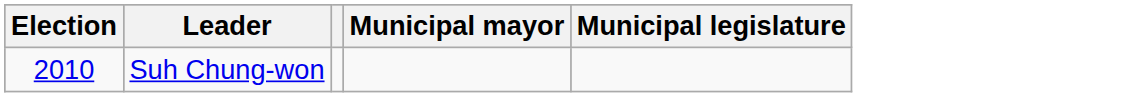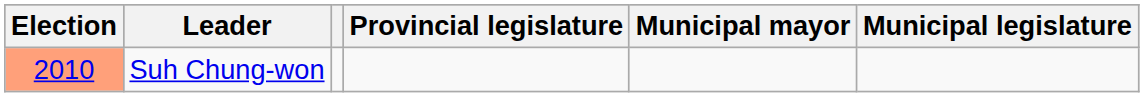+ column: (486, 26)
(64, 69) no background -> (64, 69) lightsalmon background
